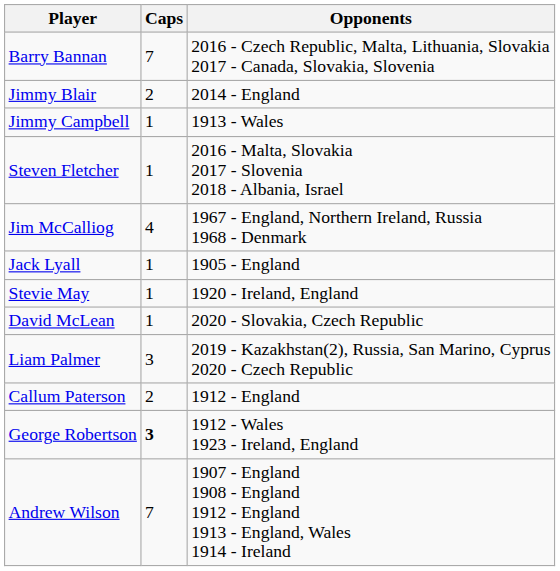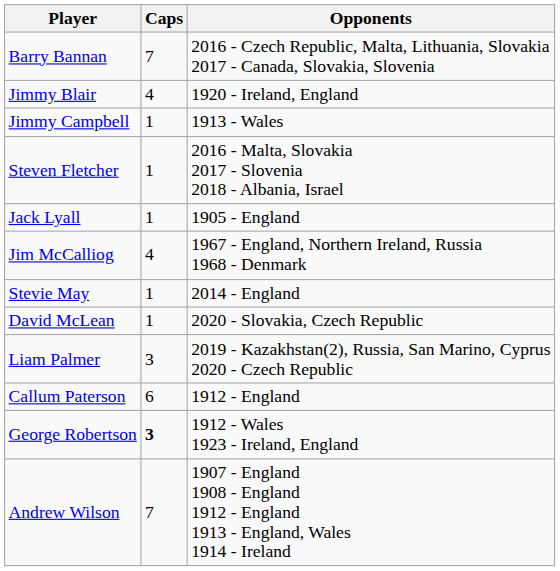(149, 94) 2 -> (149, 94) 4
(245, 94) 2014 - England -> (275, 94) 1920 - Ireland, England
rows swapped: (45, 265) <-> (61, 227)
(275, 293) 1920 - Ireland, England -> (245, 293) 2014 - England
(149, 396) 2 -> (149, 396) 6
